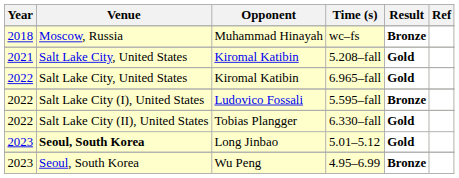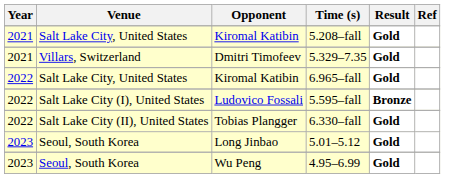- row: (344, 36)
+ row: (338, 57)
(92, 142) bold -> (89, 142) normal
(407, 163) Bronze -> (386, 163) Gold
